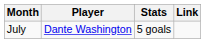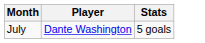- column: (187, 13)
